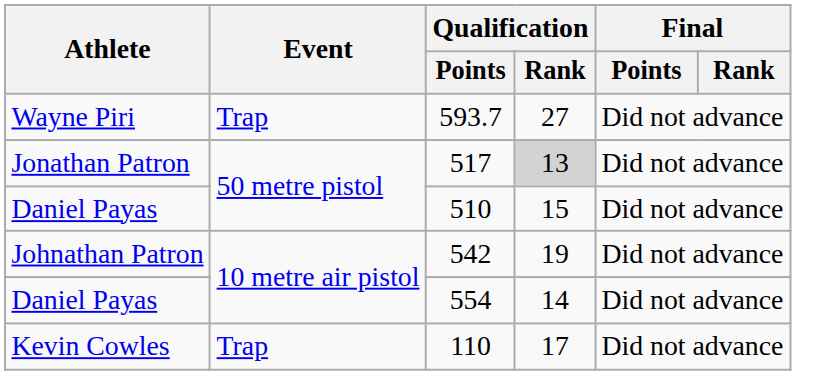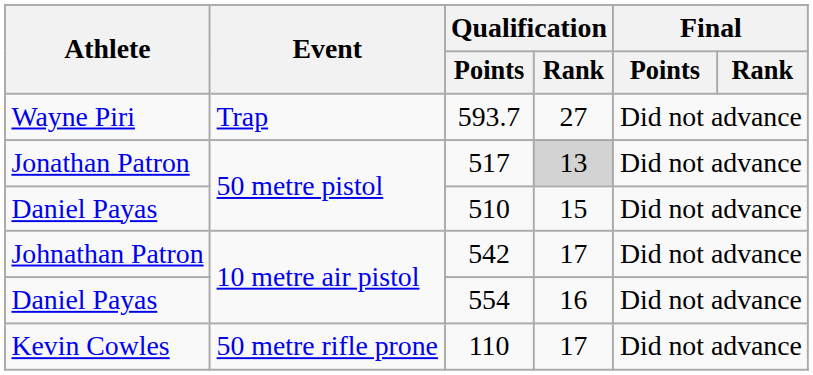(555, 254) 19 -> (573, 254) 17
(555, 300) 14 -> (573, 300) 16
(242, 346) Trap -> (327, 346) 50 metre rifle prone
